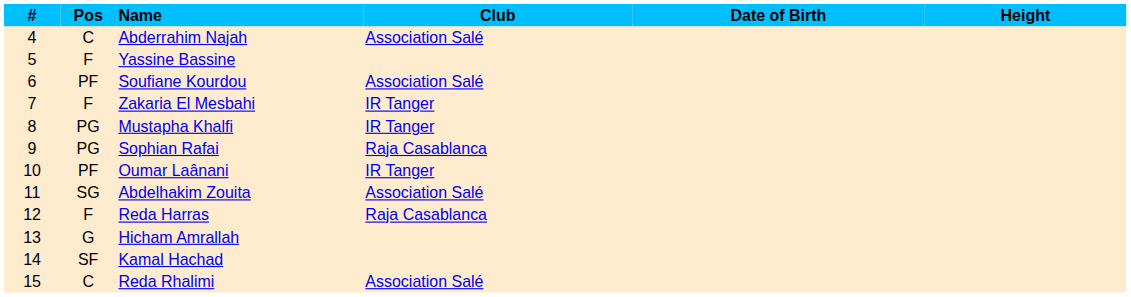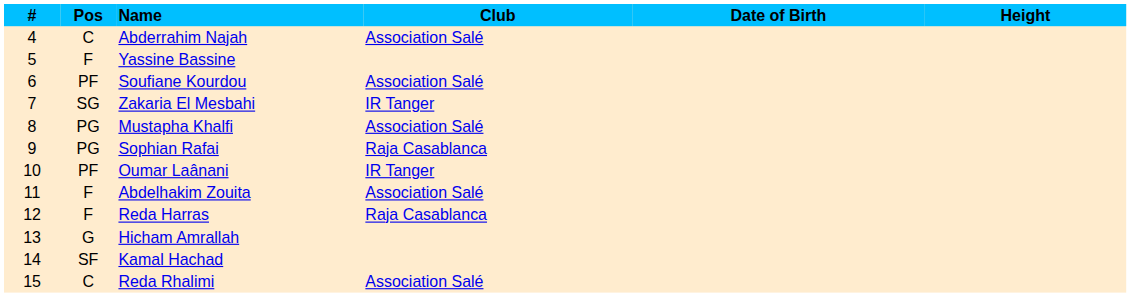(88, 104) F -> (88, 104) SG
(400, 126) IR Tanger -> (424, 126) Association Salé
(88, 193) SG -> (88, 193) F
